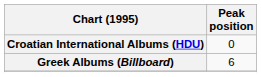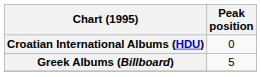(231, 62) 6 -> (231, 62) 5
